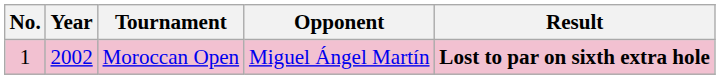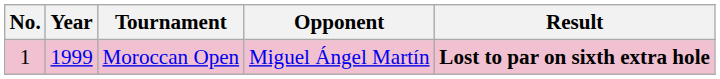(72, 56) 2002 -> (72, 56) 1999
